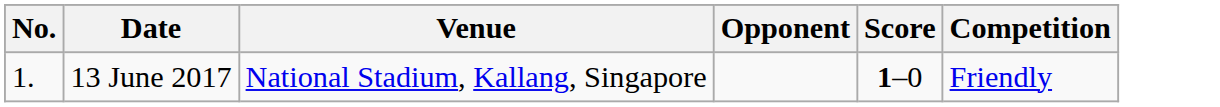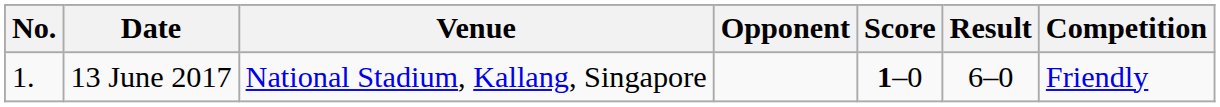+ column: (991, 28)
